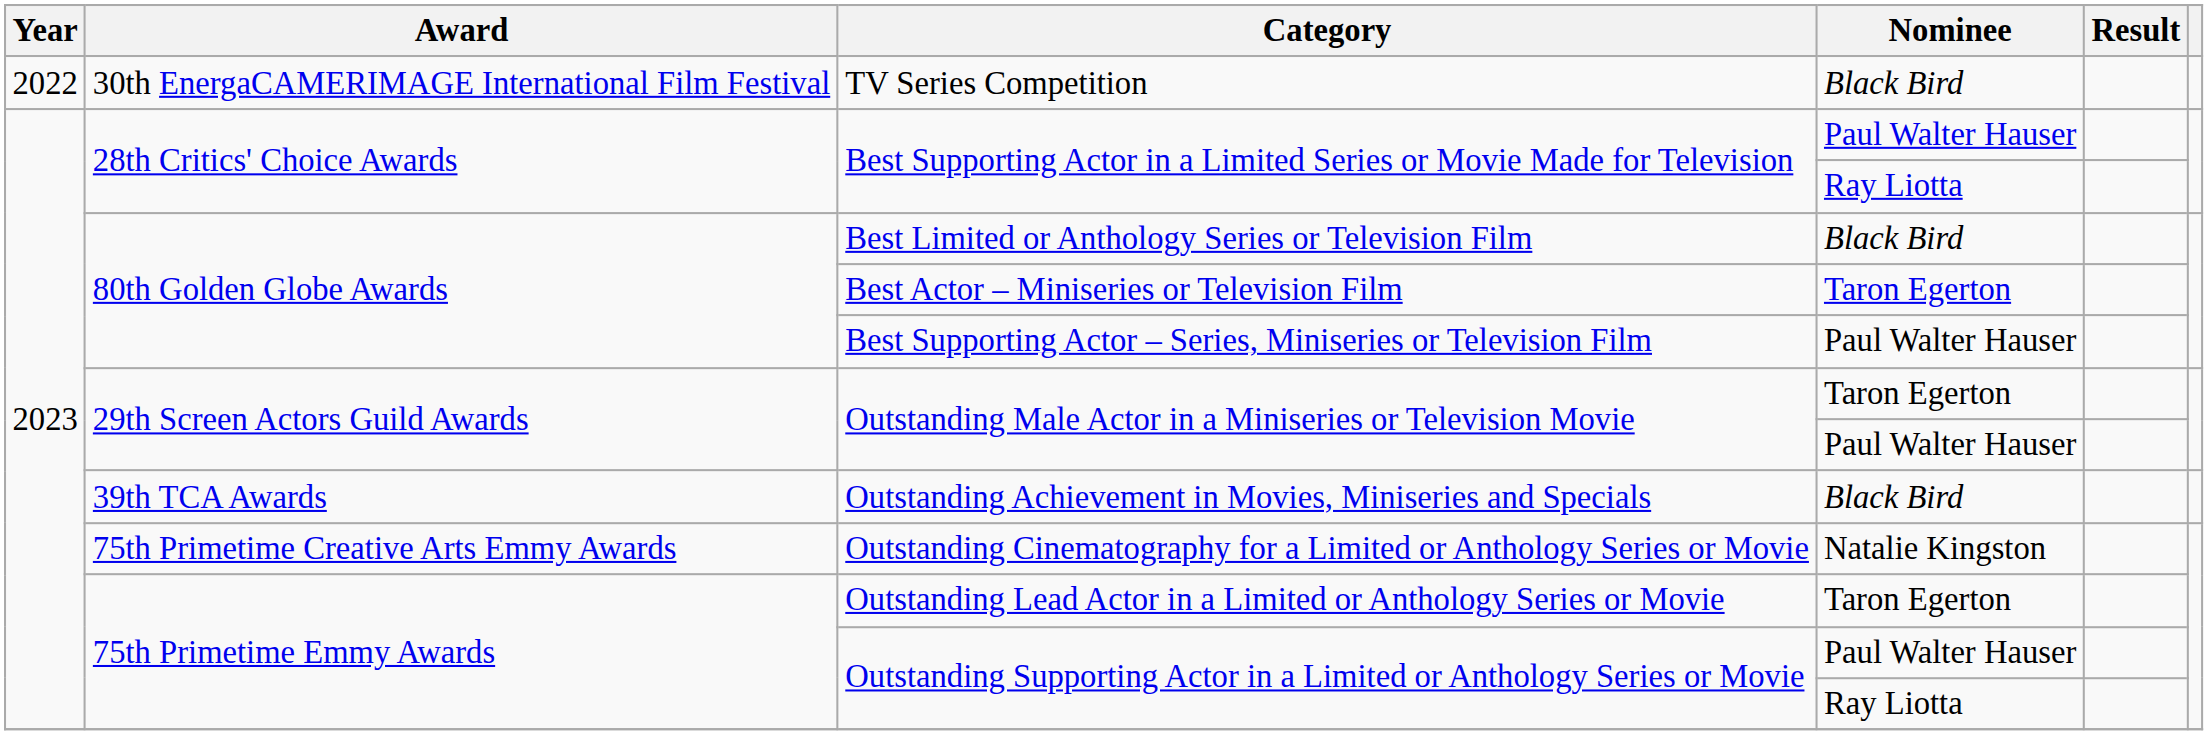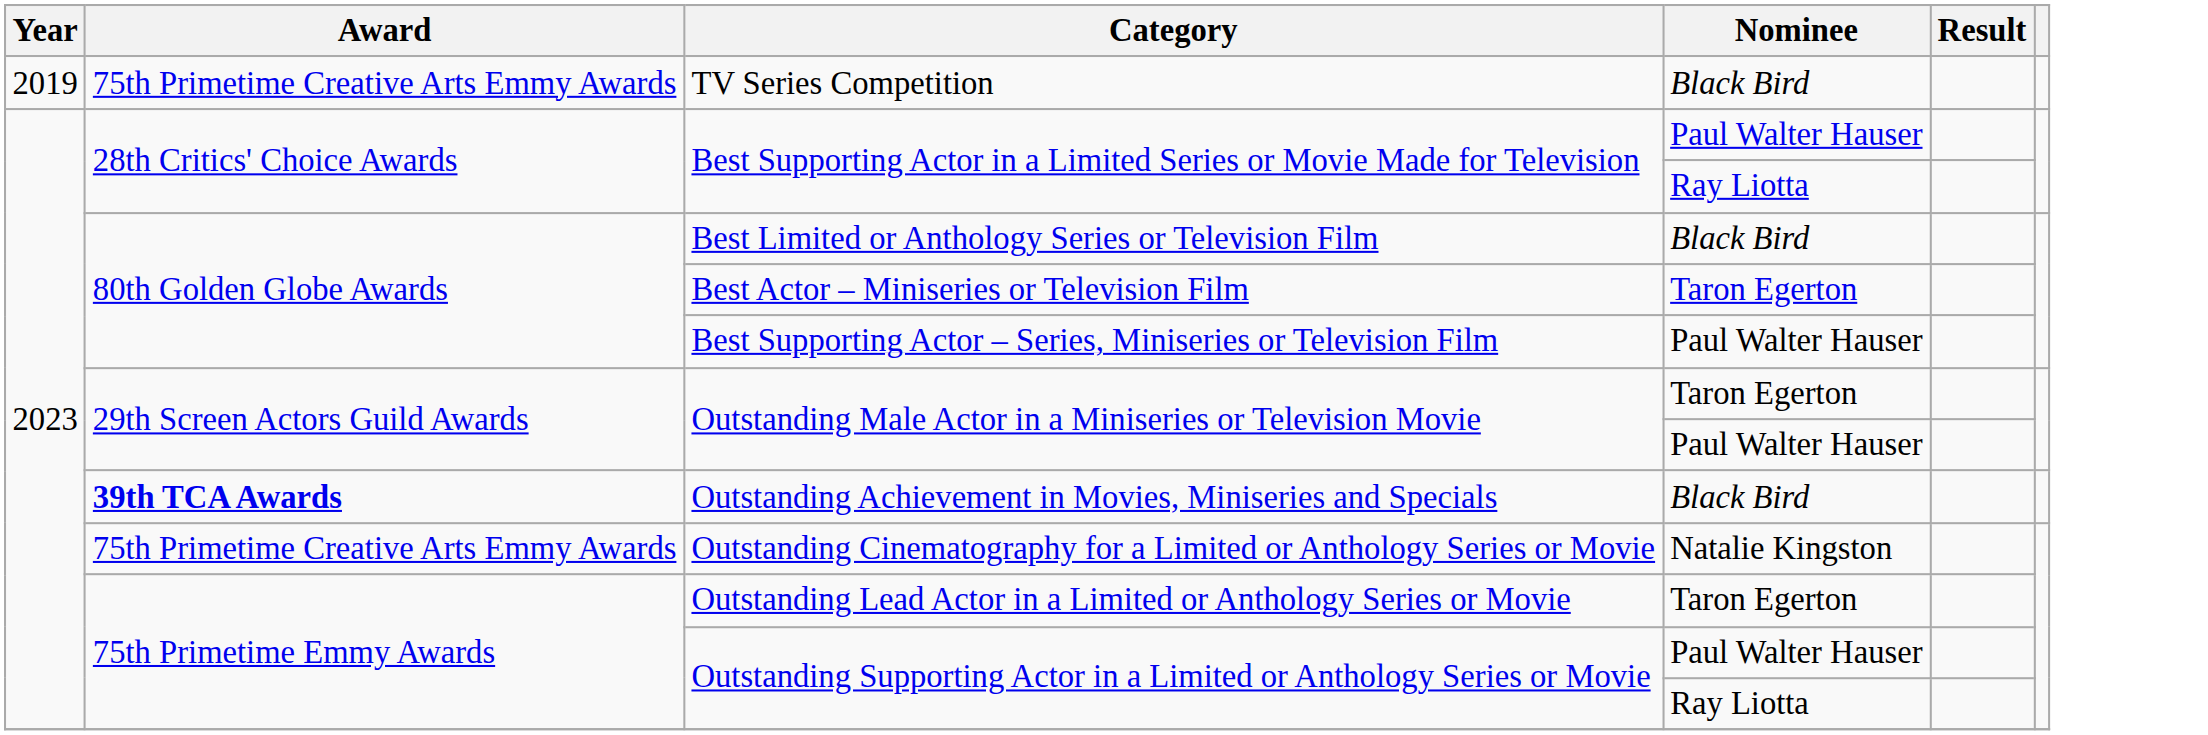(45, 82) 2022 -> (45, 82) 2019
(462, 82) 30th EnergaCAMERIMAGE International Film Festival -> (385, 82) 75th Primetime Creative Arts Emmy Awards
(210, 496) normal -> (217, 496) bold
